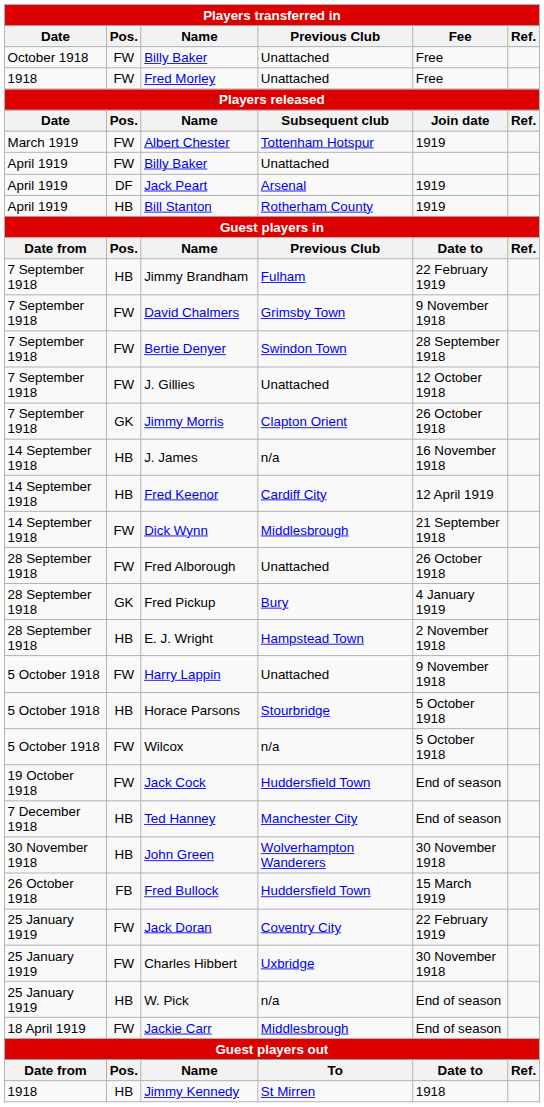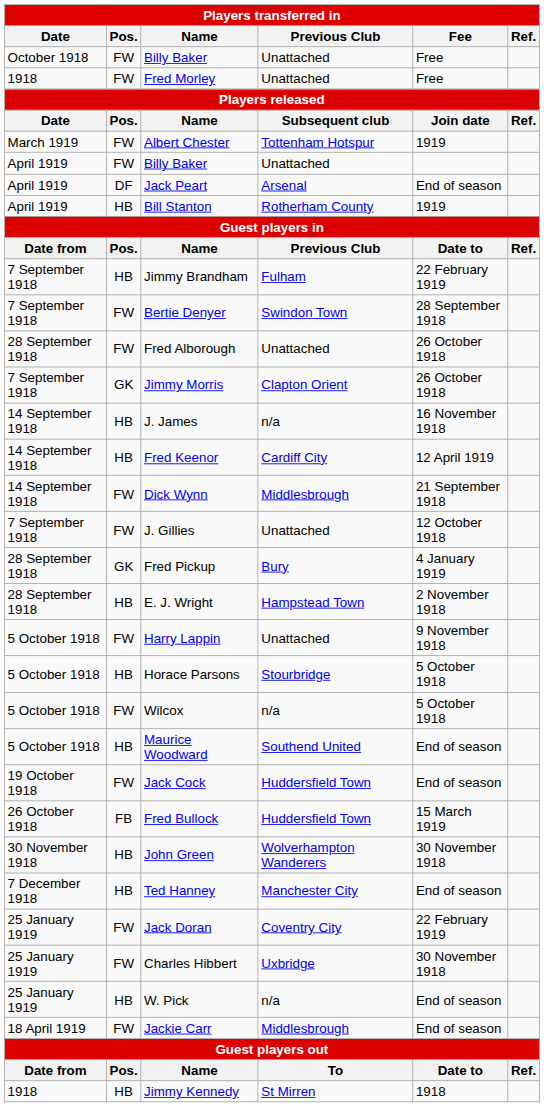(431, 185) 1919 -> (459, 185) End of season
- row: (46, 313)
rows swapped: (46, 385) <-> (50, 566)
+ row: (54, 747)
rows swapped: (41, 891) <-> (44, 819)
